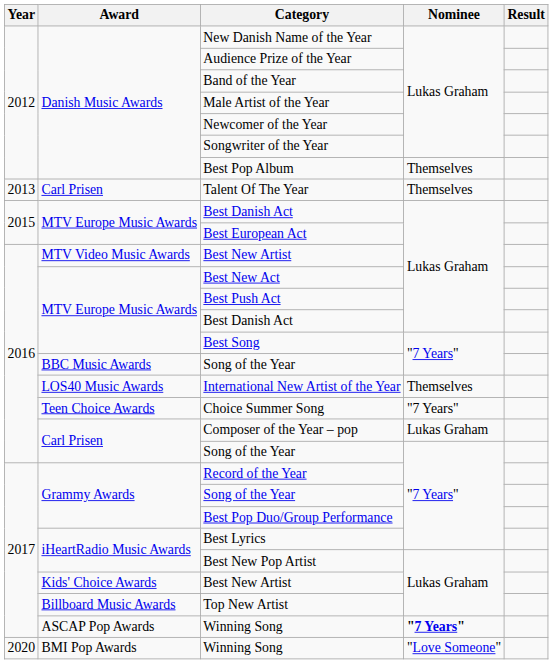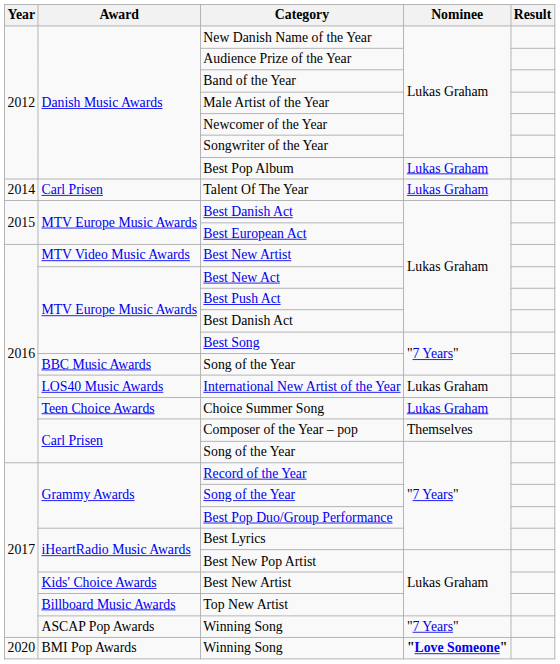(440, 168) Themselves -> (448, 168) Lukas Graham
(21, 189) 2013 -> (21, 189) 2014
(440, 189) Themselves -> (448, 189) Lukas Graham
(440, 386) Themselves -> (448, 386) Lukas Graham
(433, 408) "7 Years" -> (448, 408) Lukas Graham
(448, 430) Lukas Graham -> (440, 430) Themselves
(436, 626) bold -> (433, 626) normal
(454, 648) normal -> (457, 648) bold
